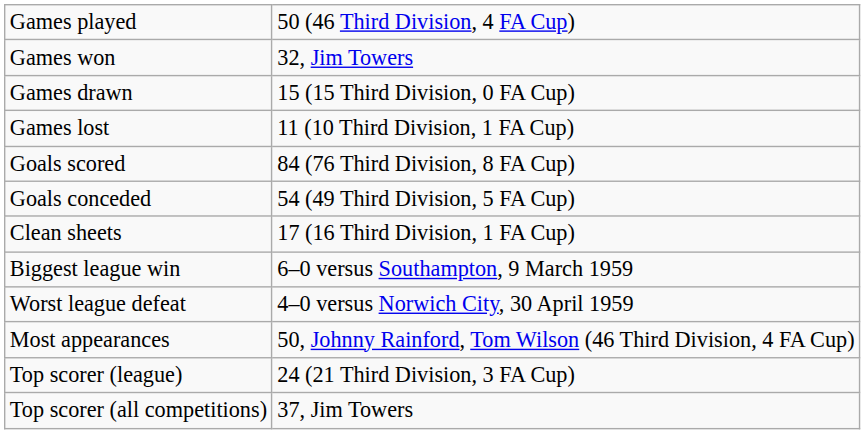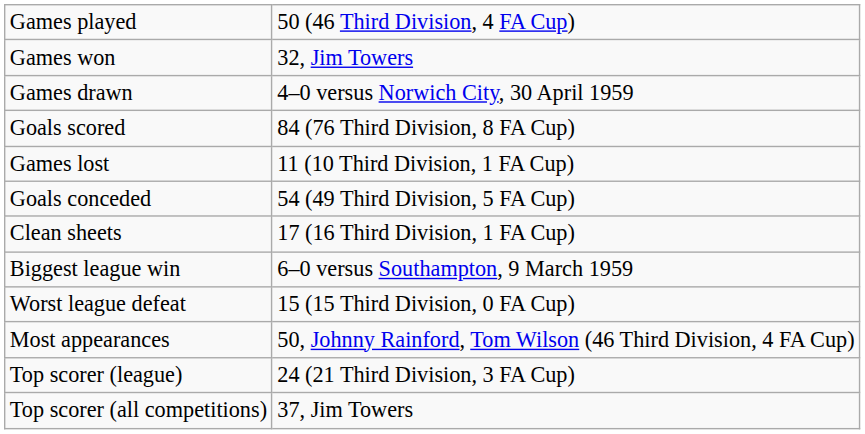(426, 92) 15 (15 Third Division, 0 FA Cup) -> (455, 92) 4–0 versus Norwich City, 30 April 1959
rows swapped: (60, 127) <-> (68, 163)
(455, 304) 4–0 versus Norwich City, 30 April 1959 -> (426, 304) 15 (15 Third Division, 0 FA Cup)
